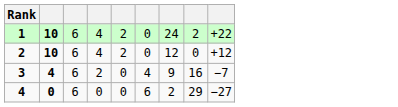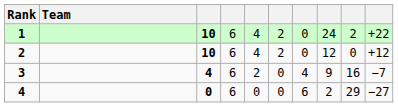+ column: (56, 14)
